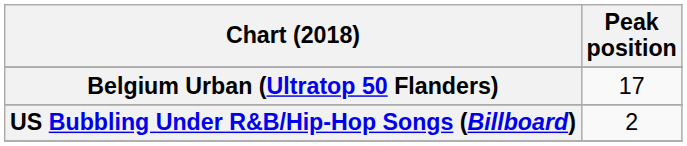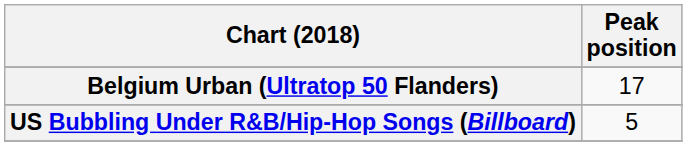(632, 122) 2 -> (632, 122) 5
